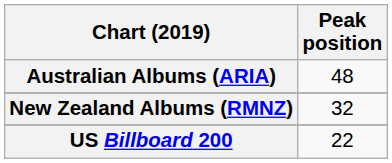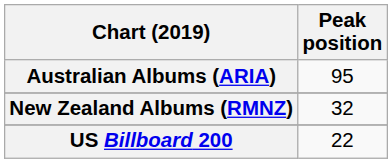(342, 76) 48 -> (342, 76) 95
